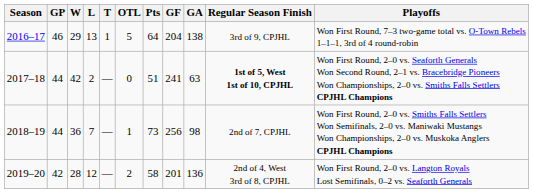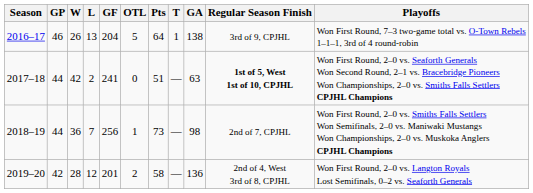columns swapped: (107, 13) <-> (173, 13)
(76, 36) 29 -> (76, 36) 26
